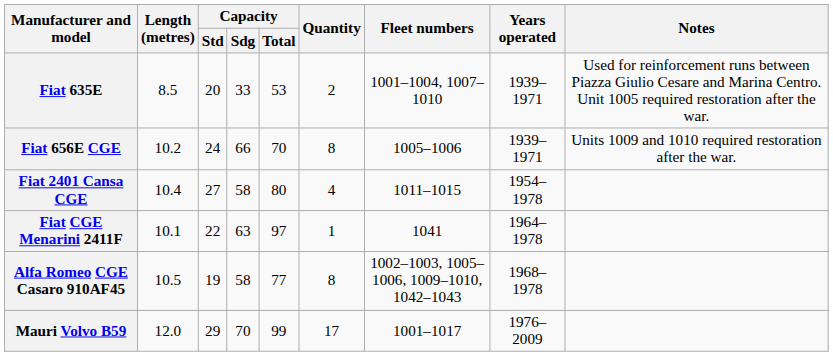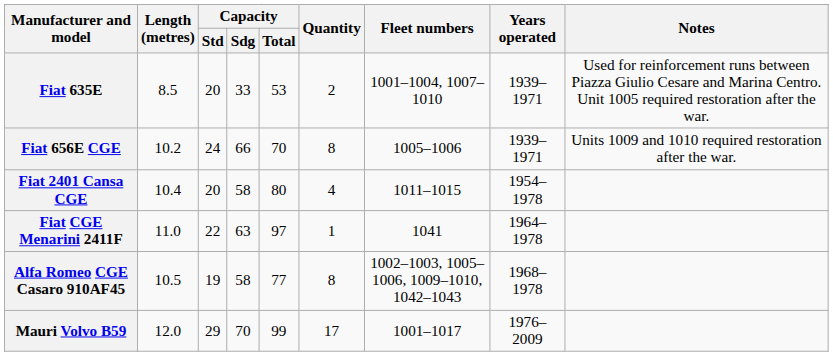(213, 189) 27 -> (213, 189) 20
(168, 231) 10.1 -> (168, 231) 11.0
